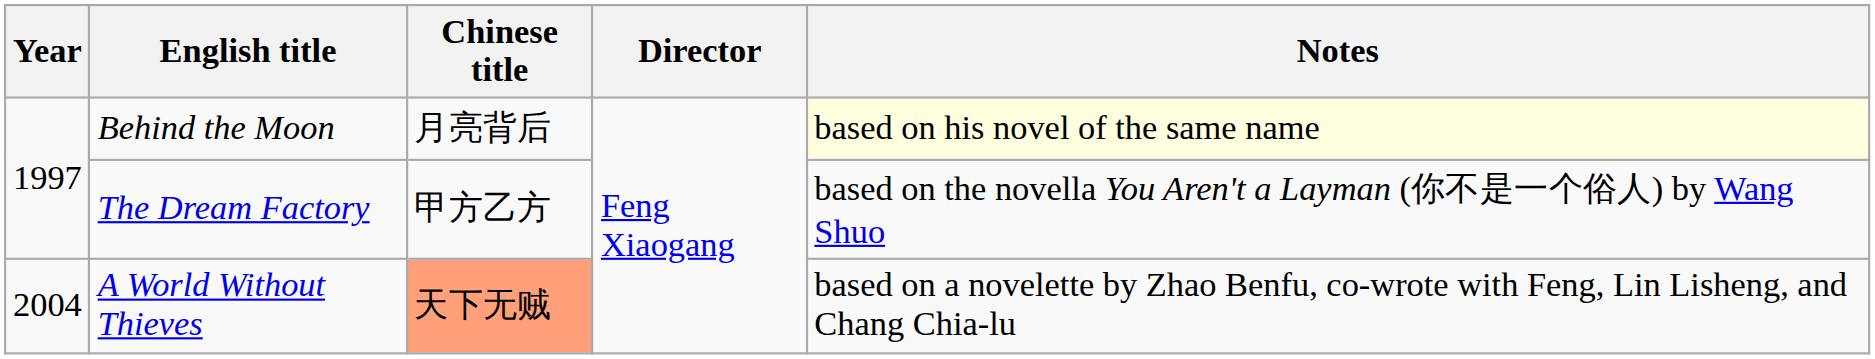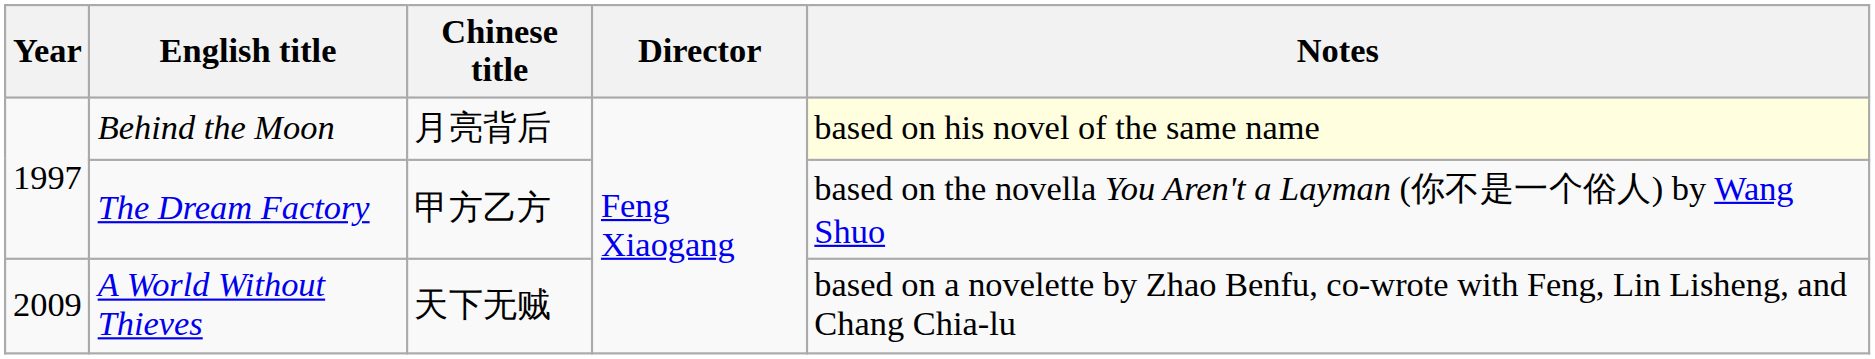(47, 305) 2004 -> (47, 305) 2009
(483, 304) lightsalmon background -> (483, 304) no background
